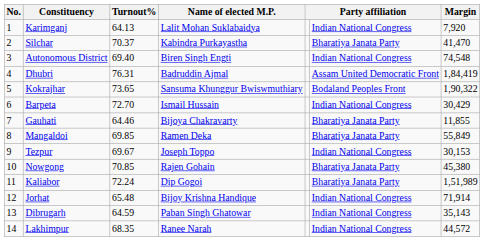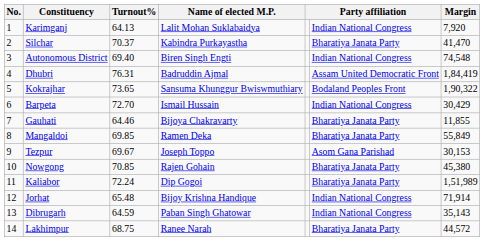(362, 151) Indian National Congress -> (353, 151) Asom Gana Parishad
(123, 228) 68.35 -> (123, 228) 68.75
(362, 228) Indian National Congress -> (356, 228) Bharatiya Janata Party
